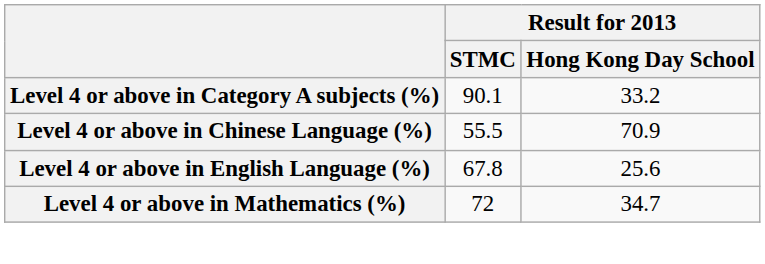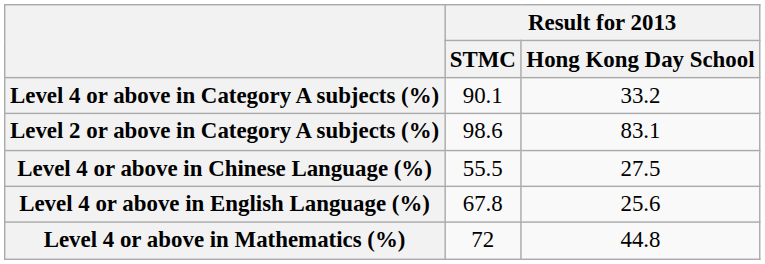+ row: (225, 131)
(640, 131) 70.9 -> (640, 167) 27.5
(640, 204) 34.7 -> (640, 240) 44.8
